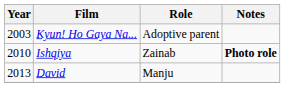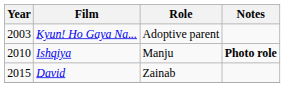(159, 53) Zainab -> (158, 53) Manju
(19, 73) 2013 -> (19, 73) 2015
(158, 73) Manju -> (159, 73) Zainab
